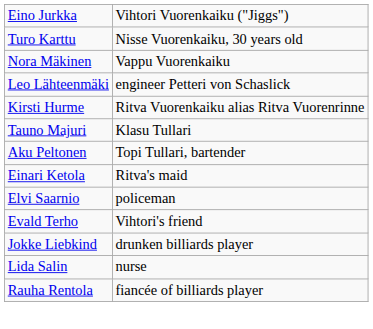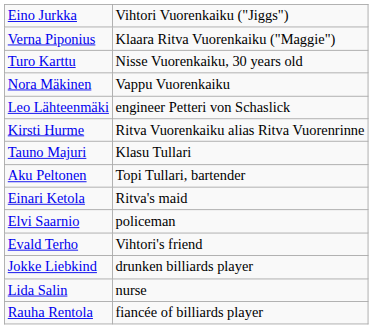+ row: (52, 38)
